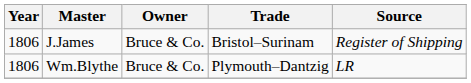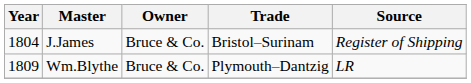(24, 41) 1806 -> (24, 41) 1804
(24, 66) 1806 -> (24, 66) 1809
